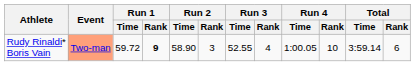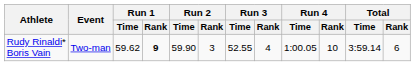(91, 48) lightsalmon background -> (91, 48) no background
(128, 48) 59.72 -> (128, 48) 59.62
(184, 48) 58.90 -> (184, 48) 59.90
